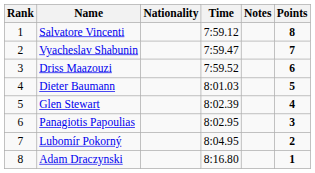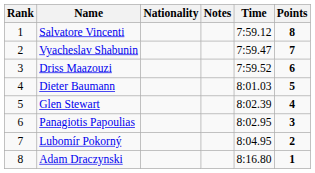columns swapped: (221, 13) <-> (258, 13)
